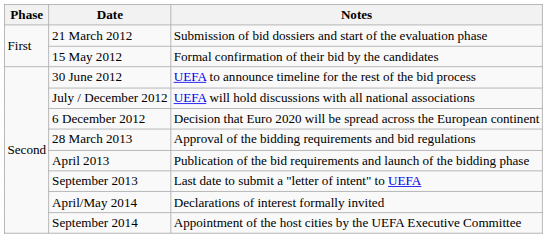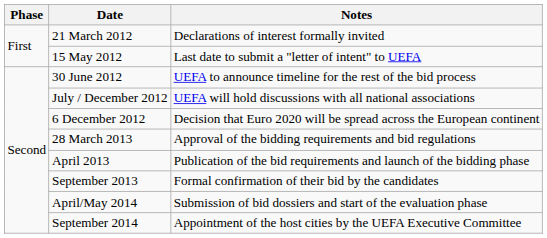(331, 35) Submission of bid dossiers and start of the evaluation phase -> (279, 35) Declarations of interest formally invited
(306, 56) Formal confirmation of their bid by the candidates -> (298, 56) Last date to submit a "letter of intent" to UEFA
(298, 181) Last date to submit a "letter of intent" to UEFA -> (306, 181) Formal confirmation of their bid by the candidates
(279, 202) Declarations of interest formally invited -> (331, 202) Submission of bid dossiers and start of the evaluation phase
